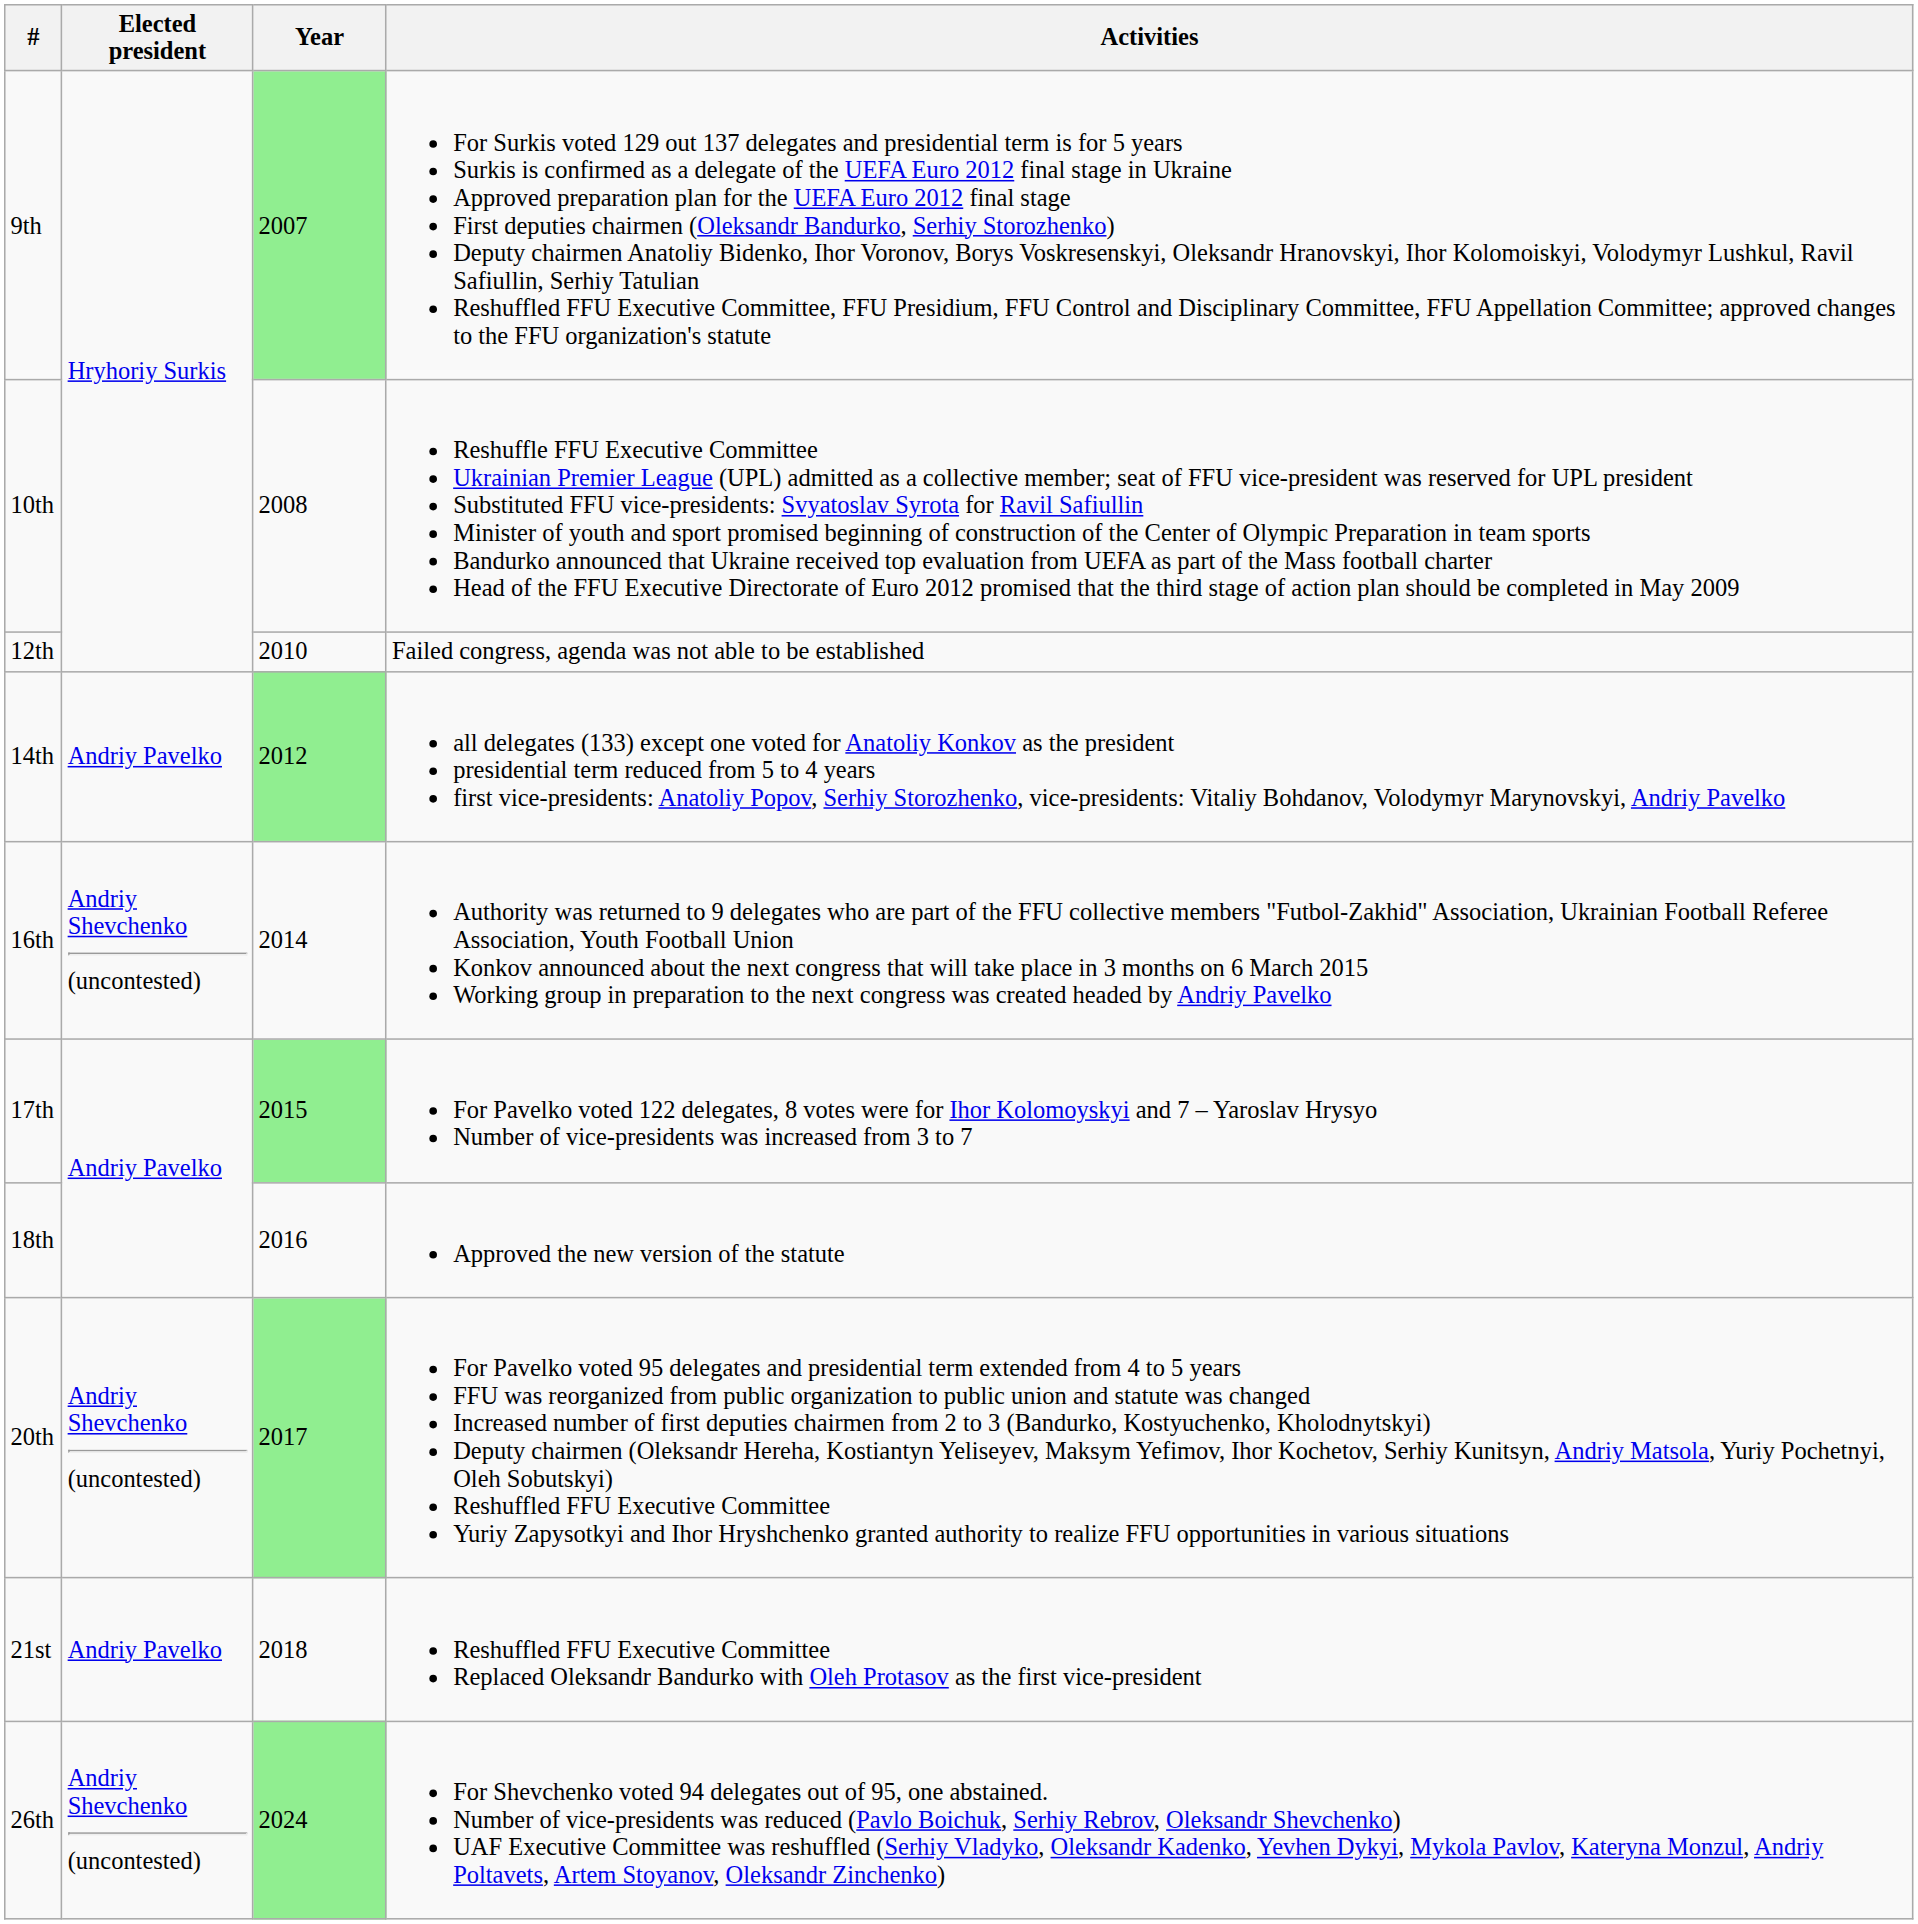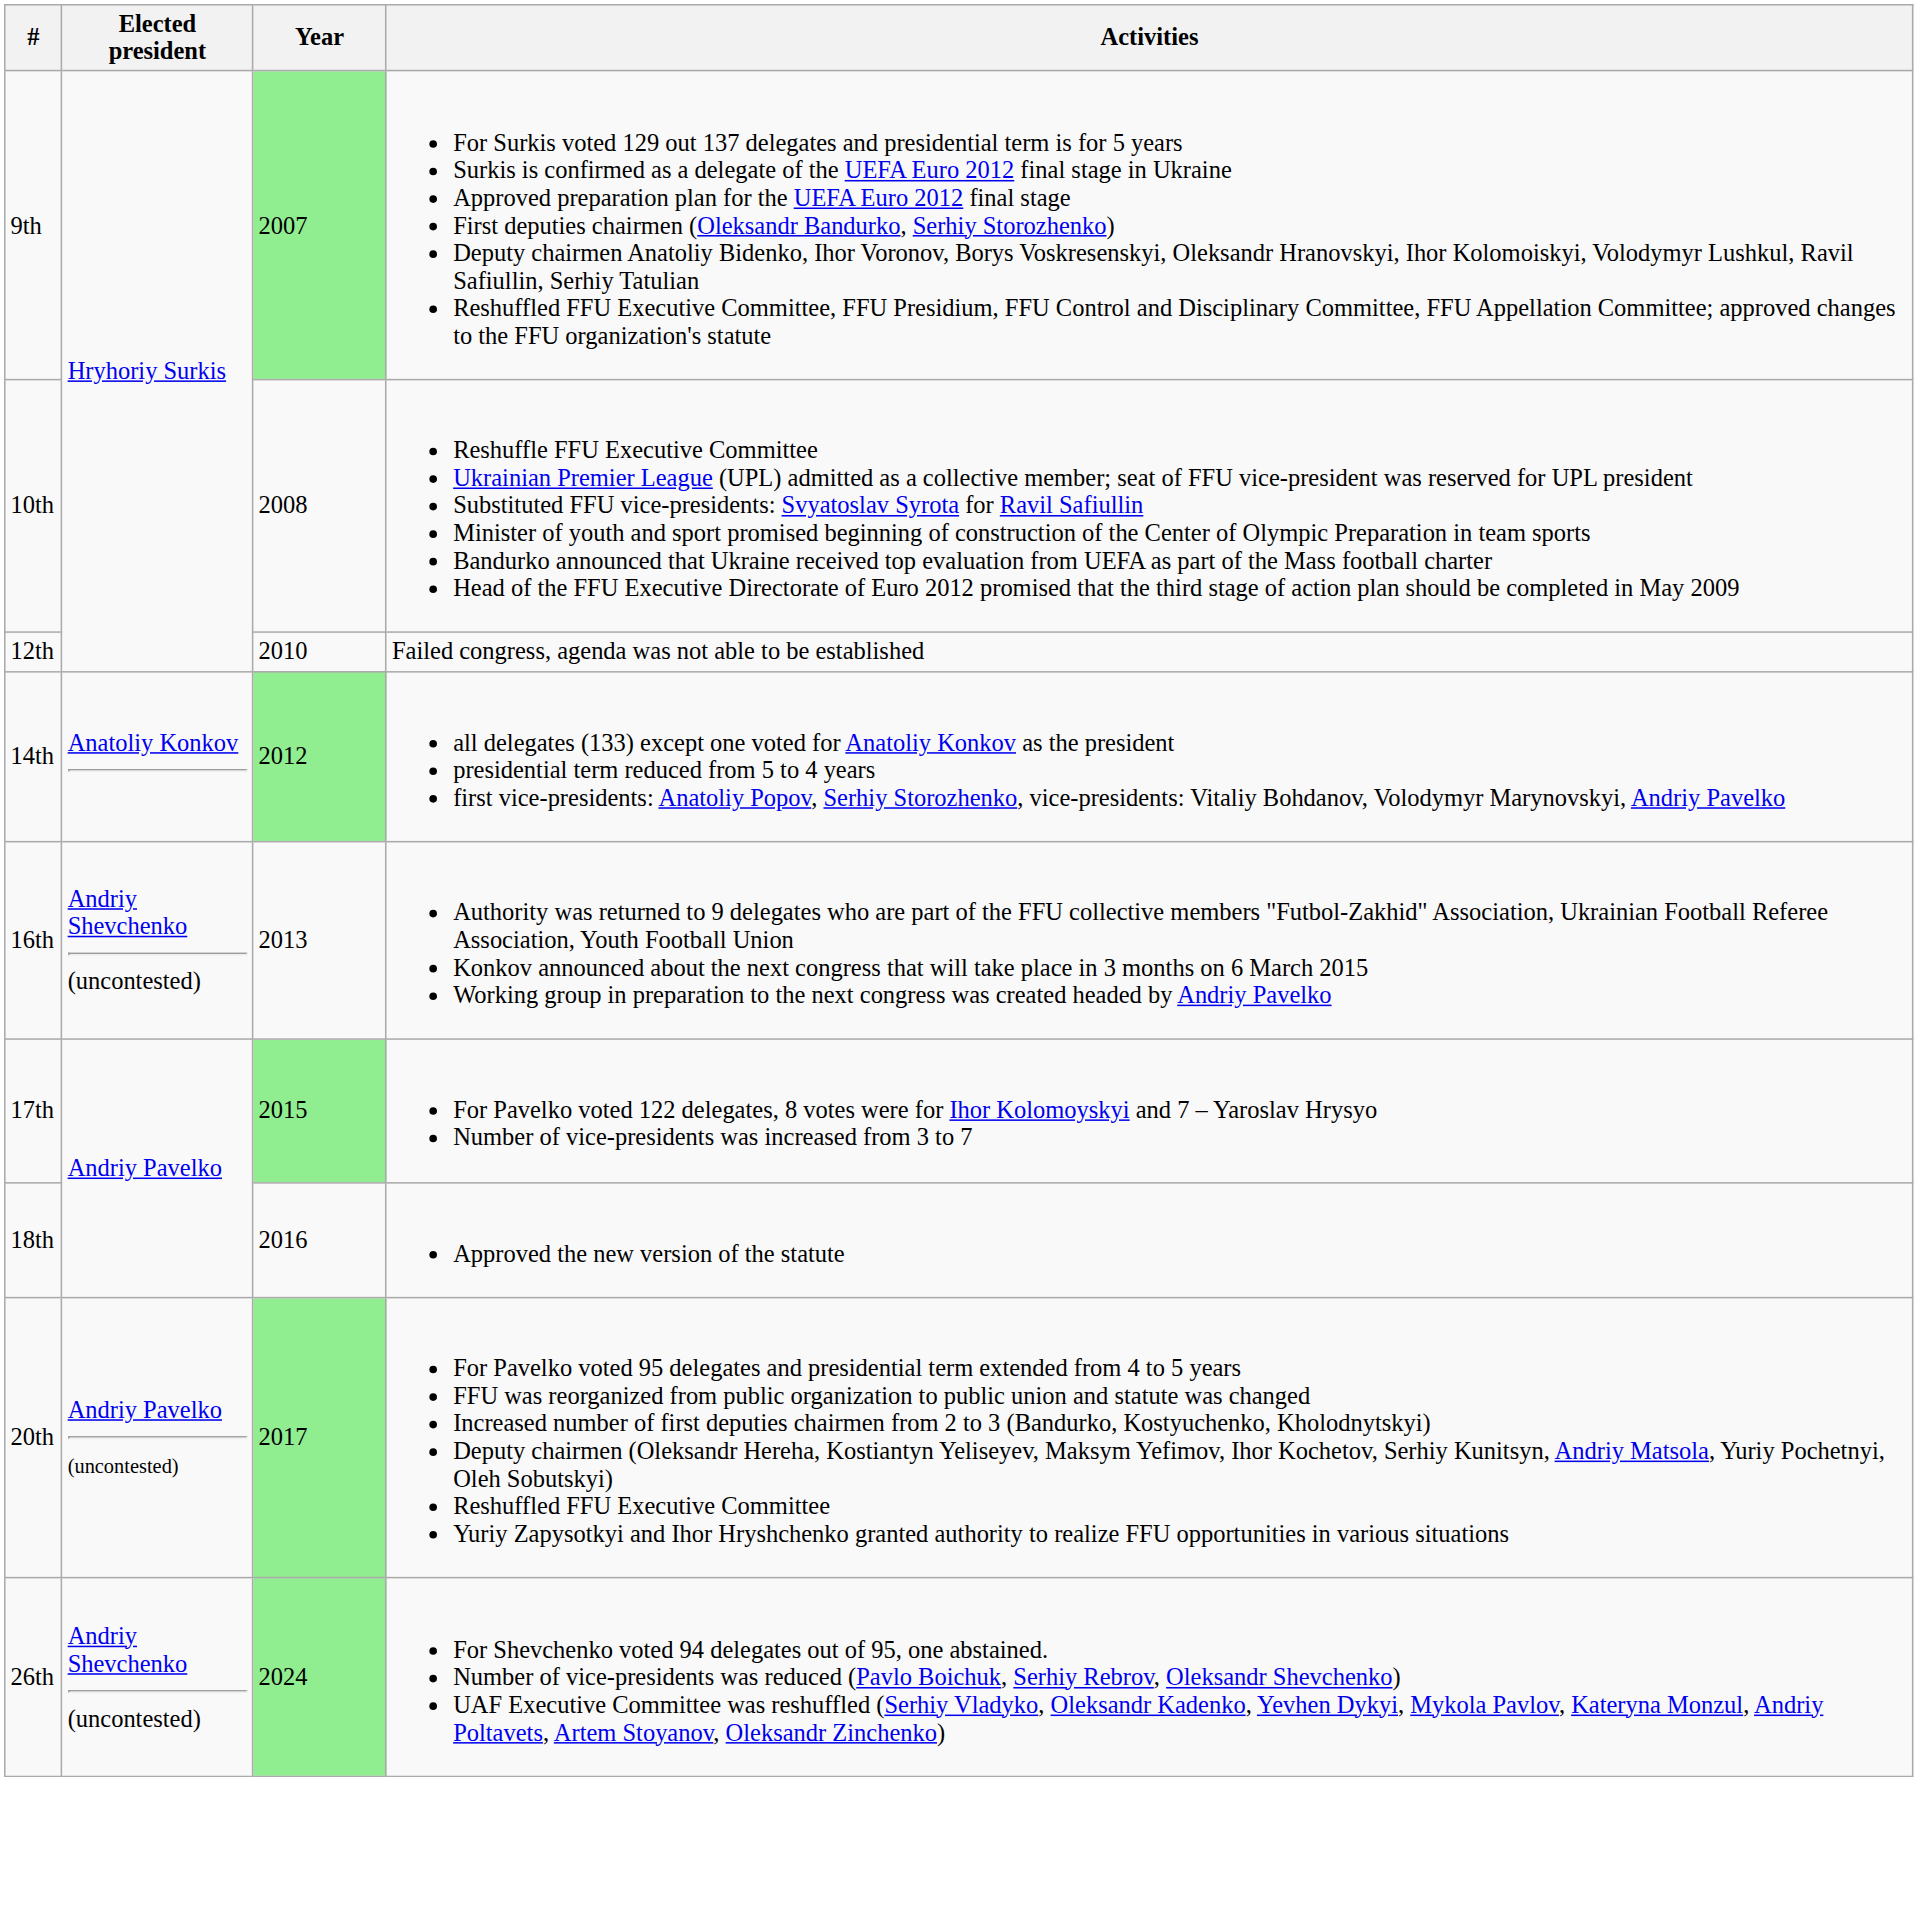(145, 756) Andriy Pavelko -> (157, 750) Anatoliy Konkov
(283, 940) 2014 -> (283, 940) 2013
(157, 1437) Andriy Shevchenko (uncontested) -> (157, 1437) Andriy Pavelko (uncontested)
- row: (31, 1649)
